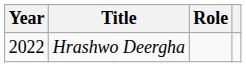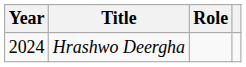(27, 47) 2022 -> (27, 47) 2024
